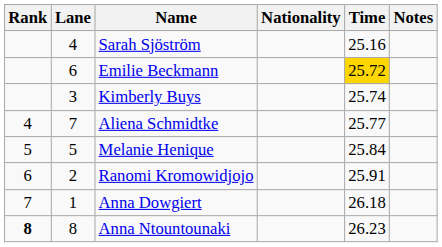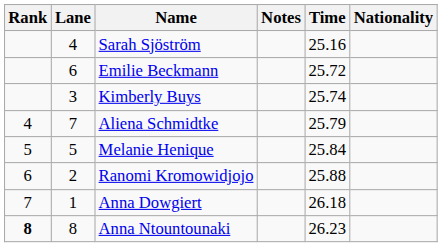columns swapped: (301, 17) <-> (413, 17)
(367, 70) gold background -> (327, 70) no background
(367, 123) 25.77 -> (327, 123) 25.79
(367, 176) 25.91 -> (327, 176) 25.88
